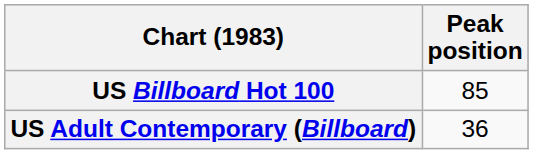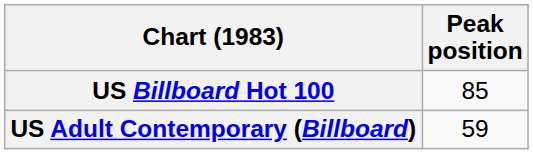(475, 129) 36 -> (475, 129) 59
